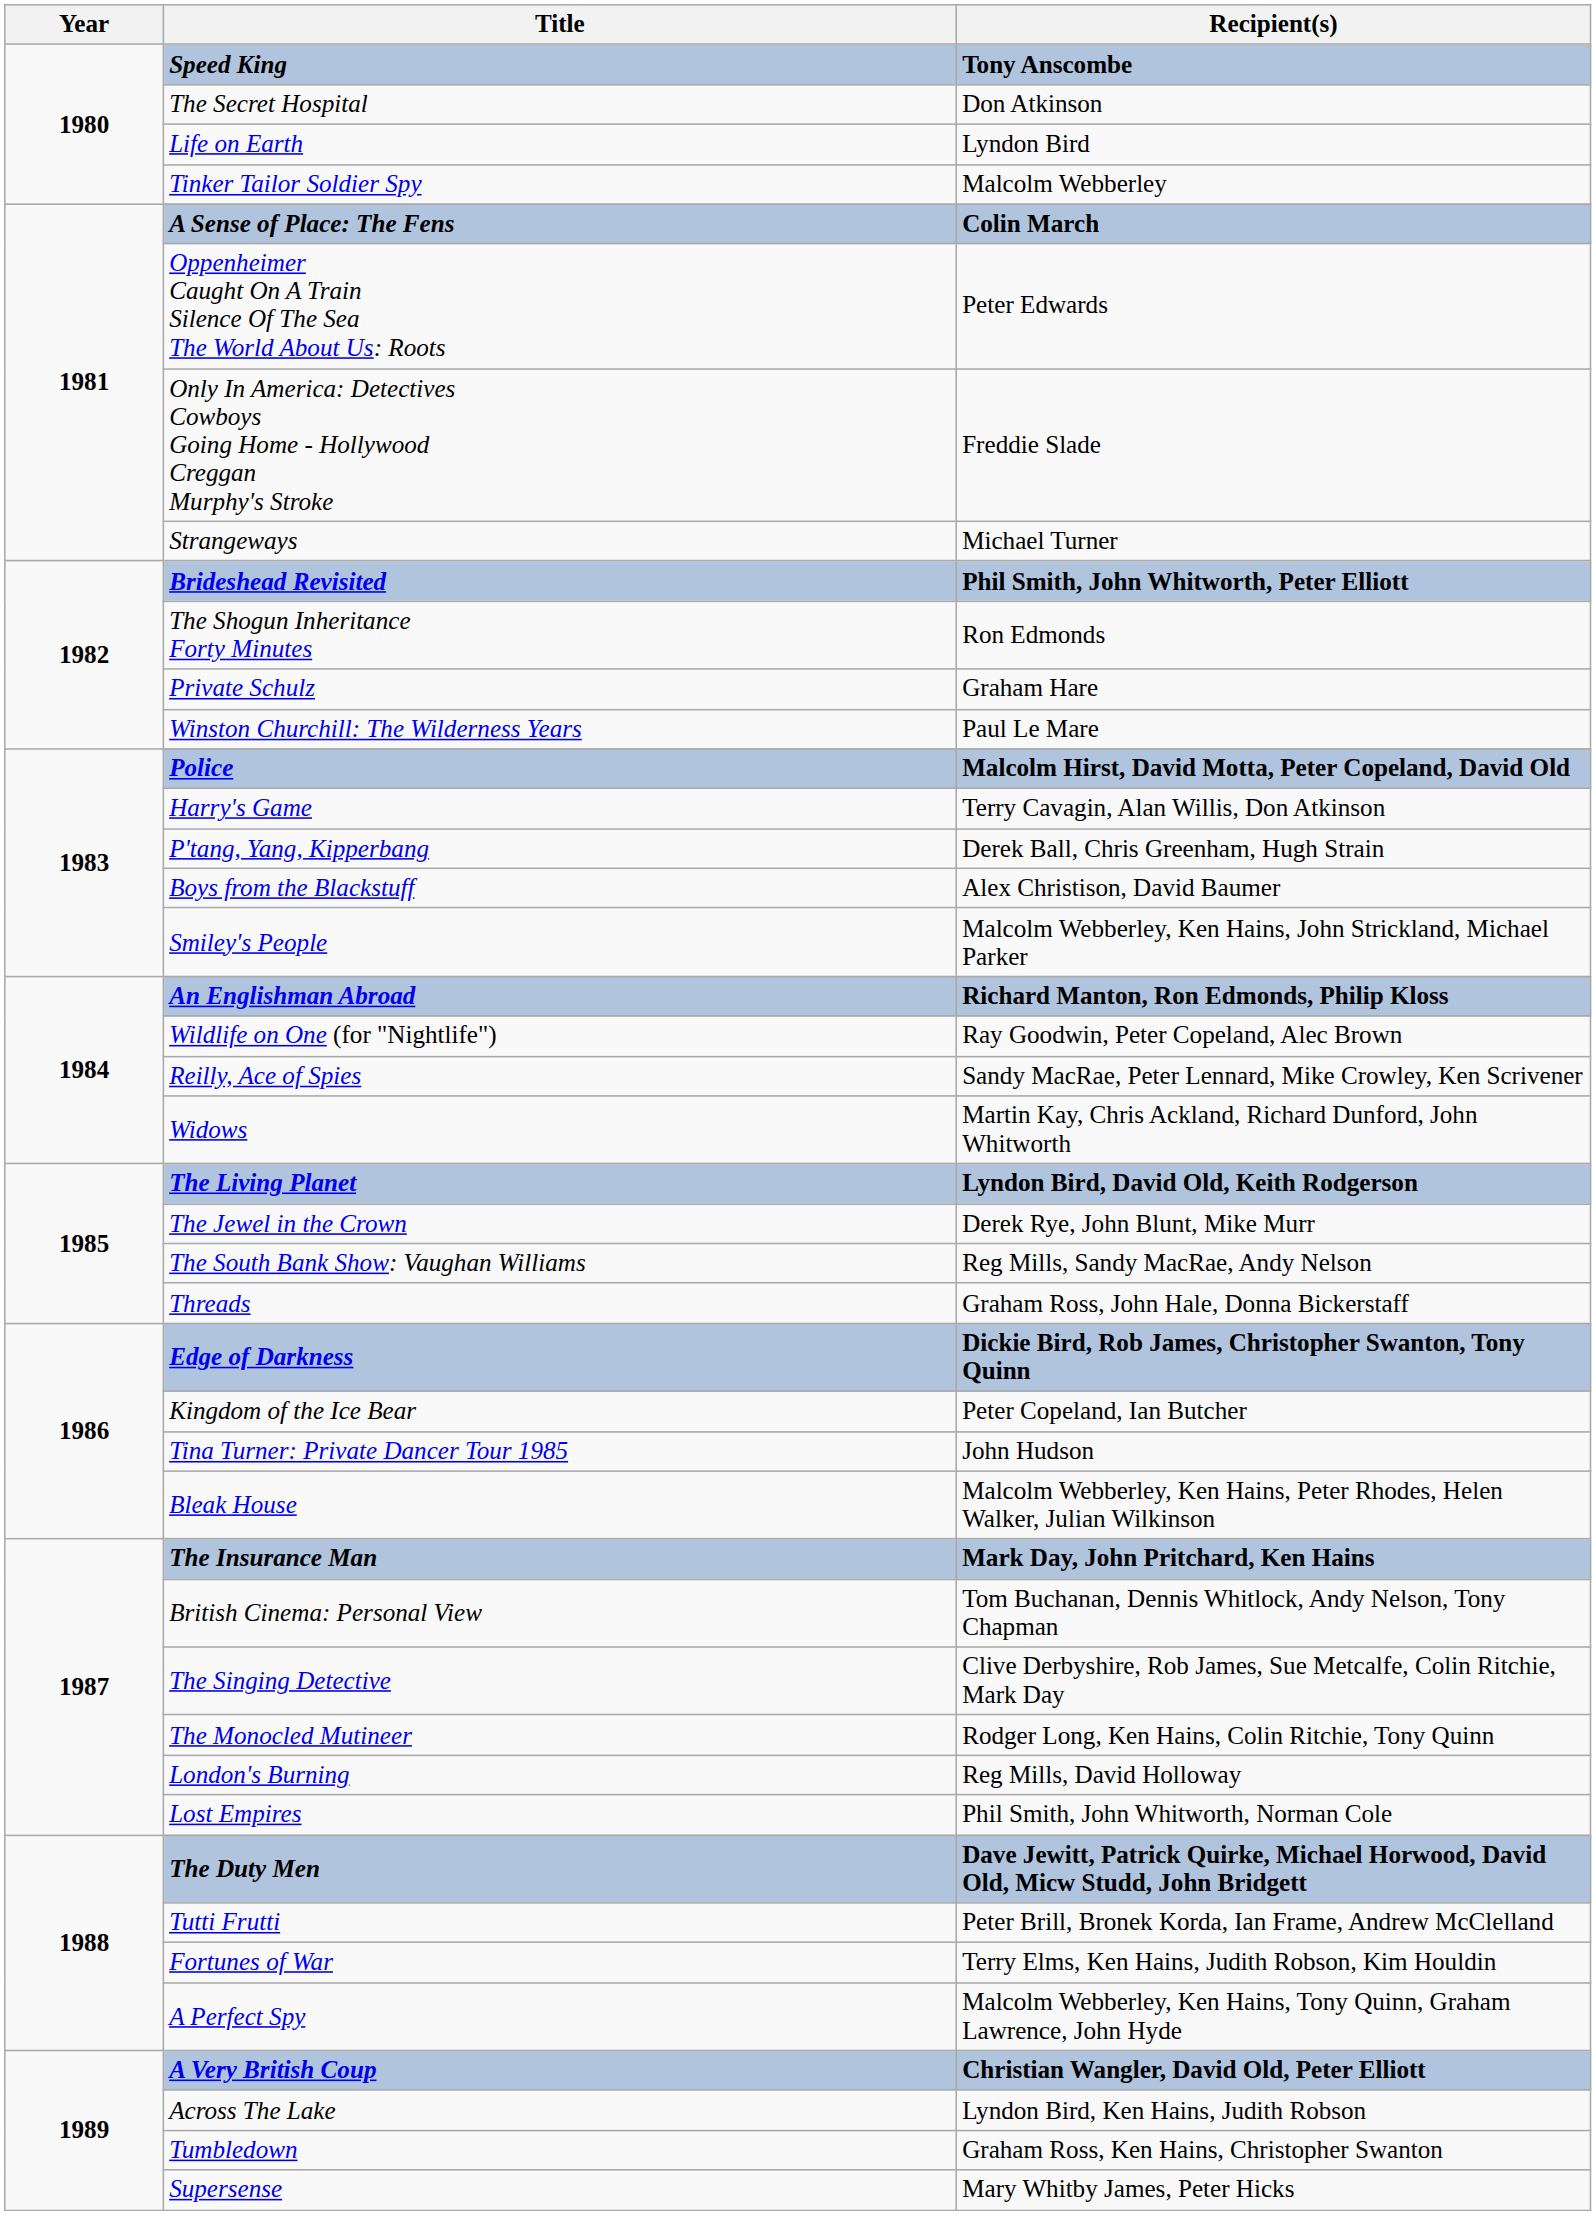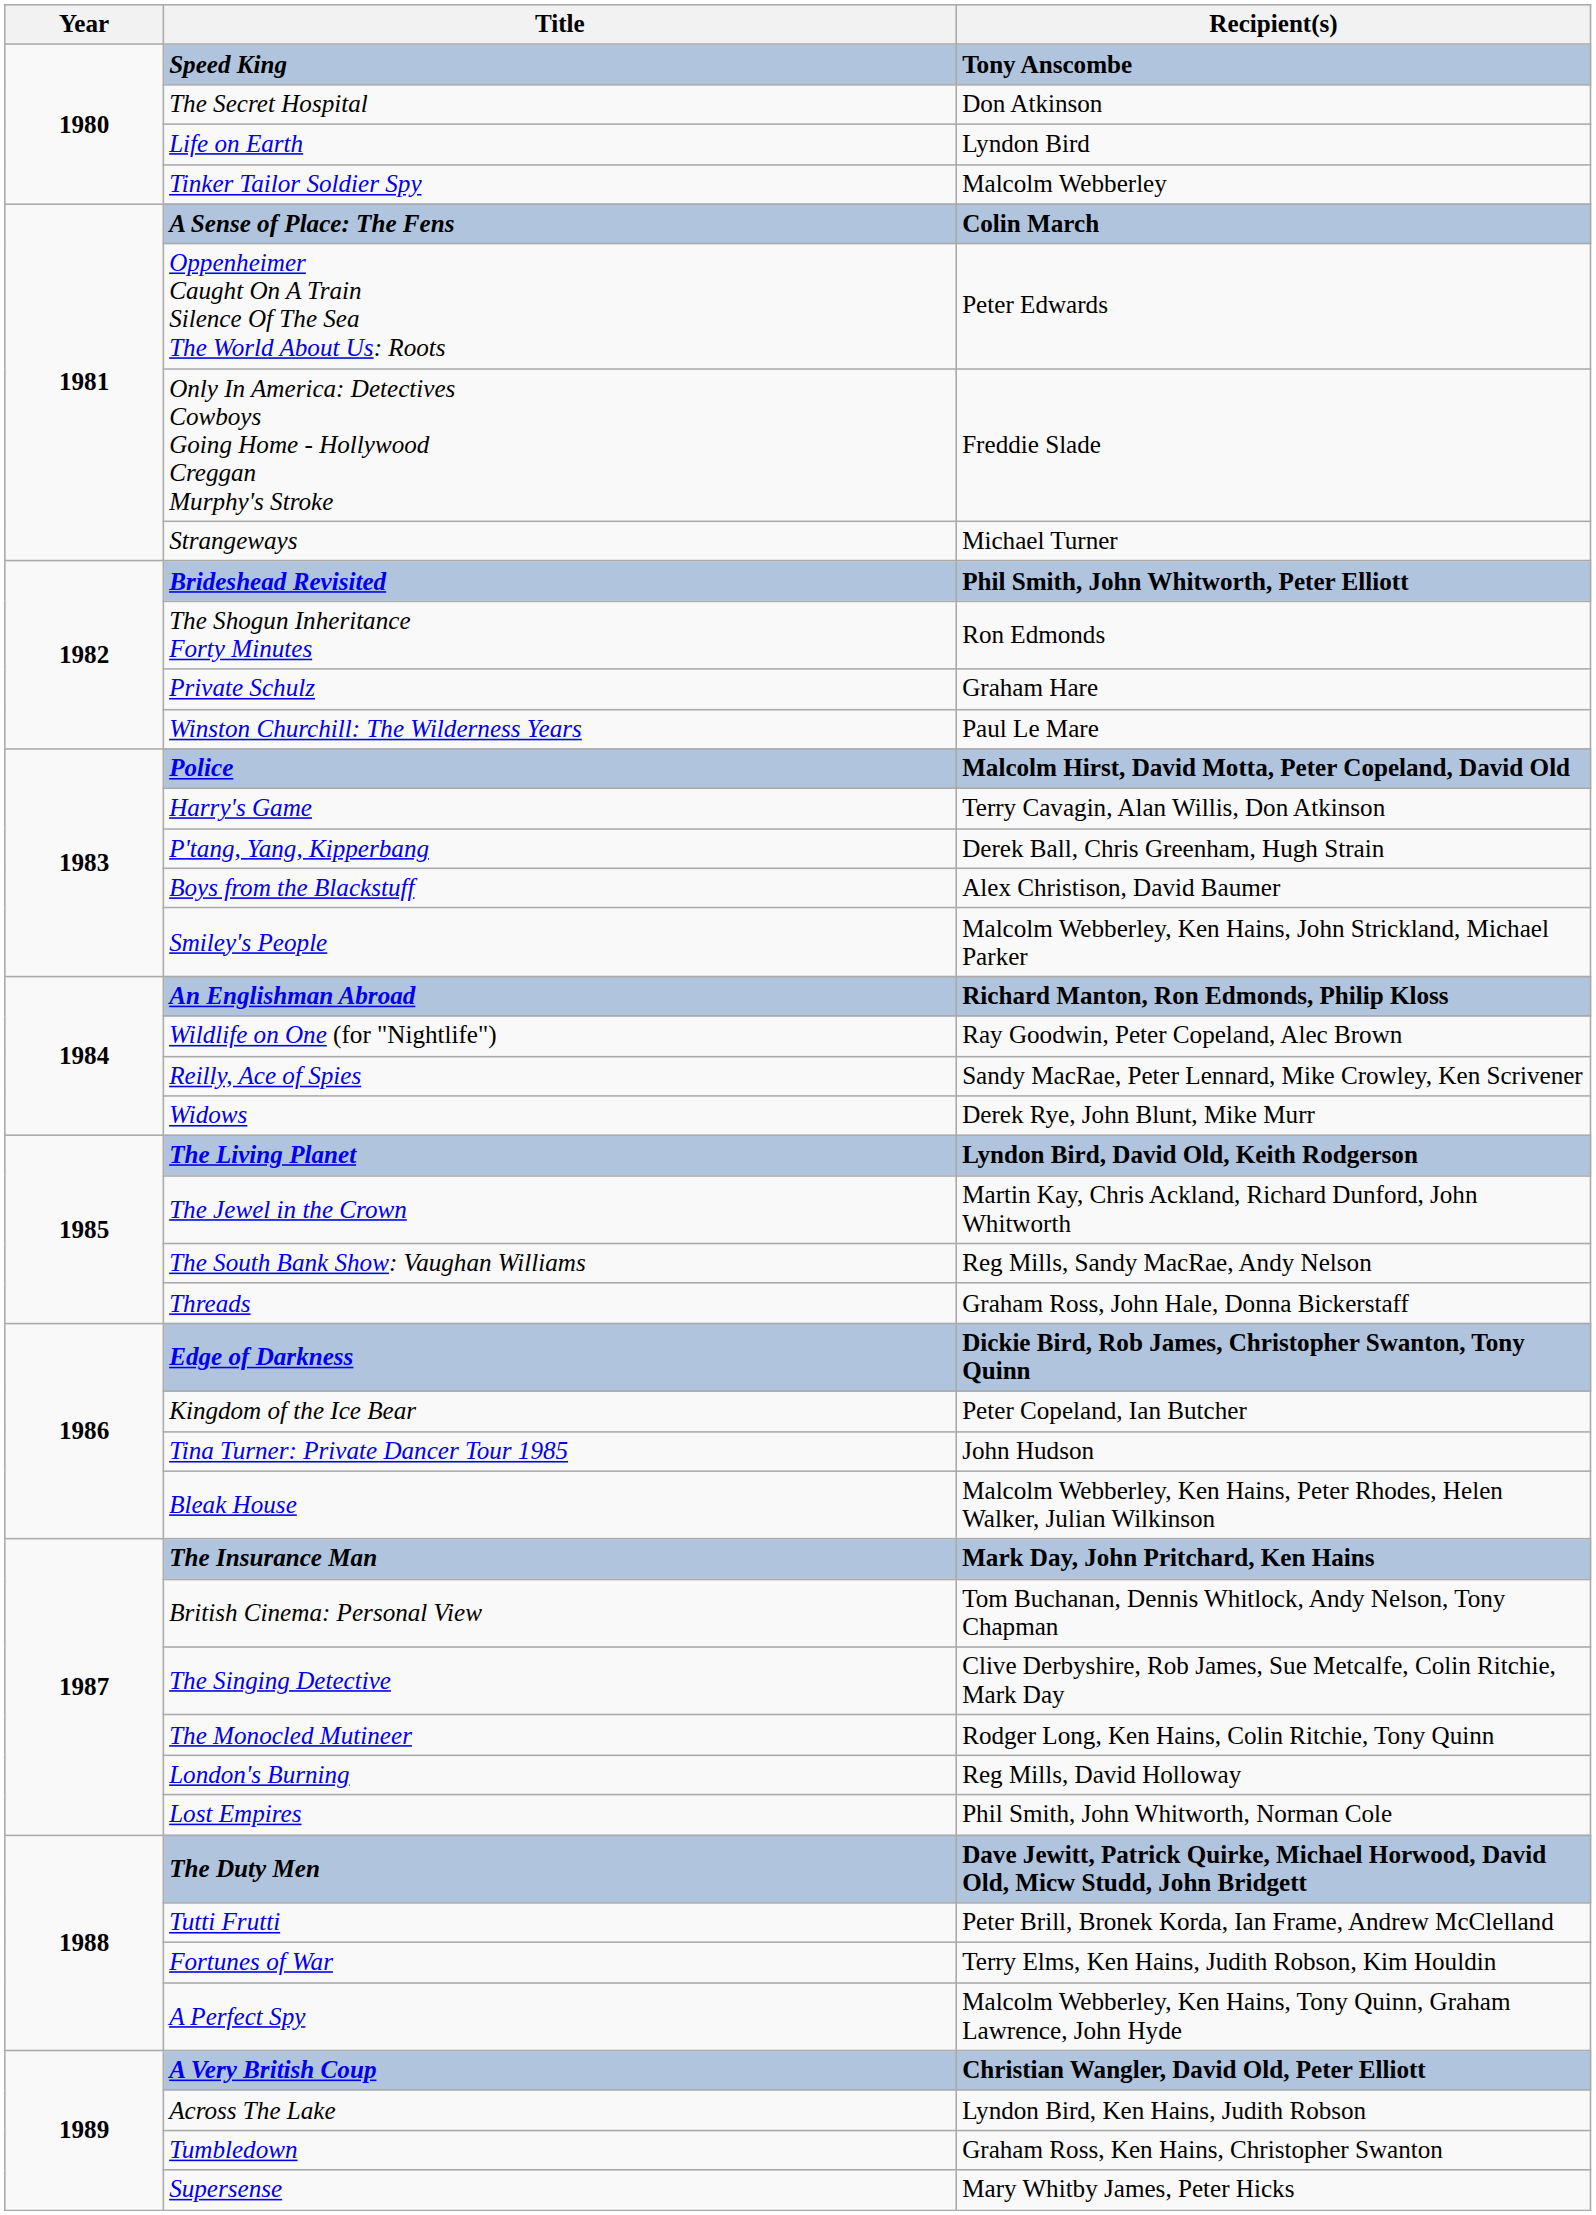(1220, 1129) Martin Kay, Chris Ackland, Richard Dunford, John Whitworth -> (1139, 1115) Derek Rye, John Blunt, Mike Murr
(1139, 1223) Derek Rye, John Blunt, Mike Murr -> (1220, 1209) Martin Kay, Chris Ackland, Richard Dunford, John Whitworth
